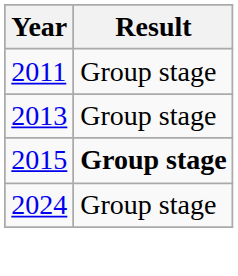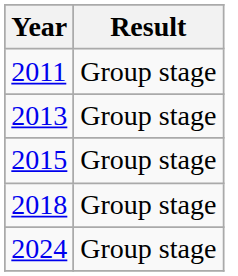(153, 159) bold -> (148, 159) normal
+ row: (39, 204)
